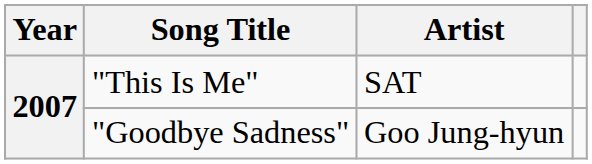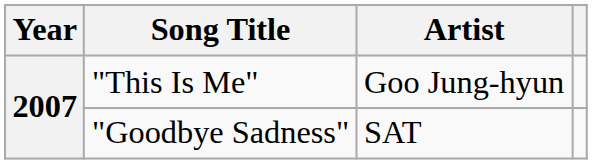(393, 81) SAT -> (464, 81) Goo Jung-hyun
(464, 132) Goo Jung-hyun -> (393, 132) SAT
